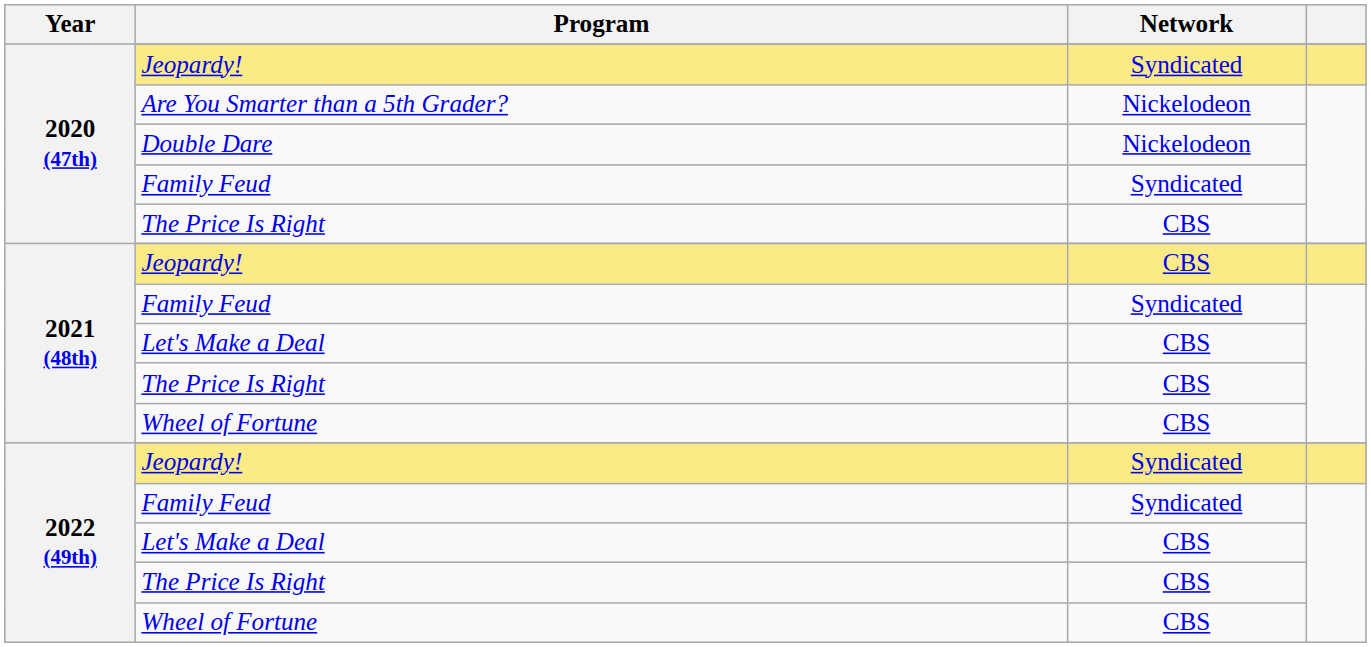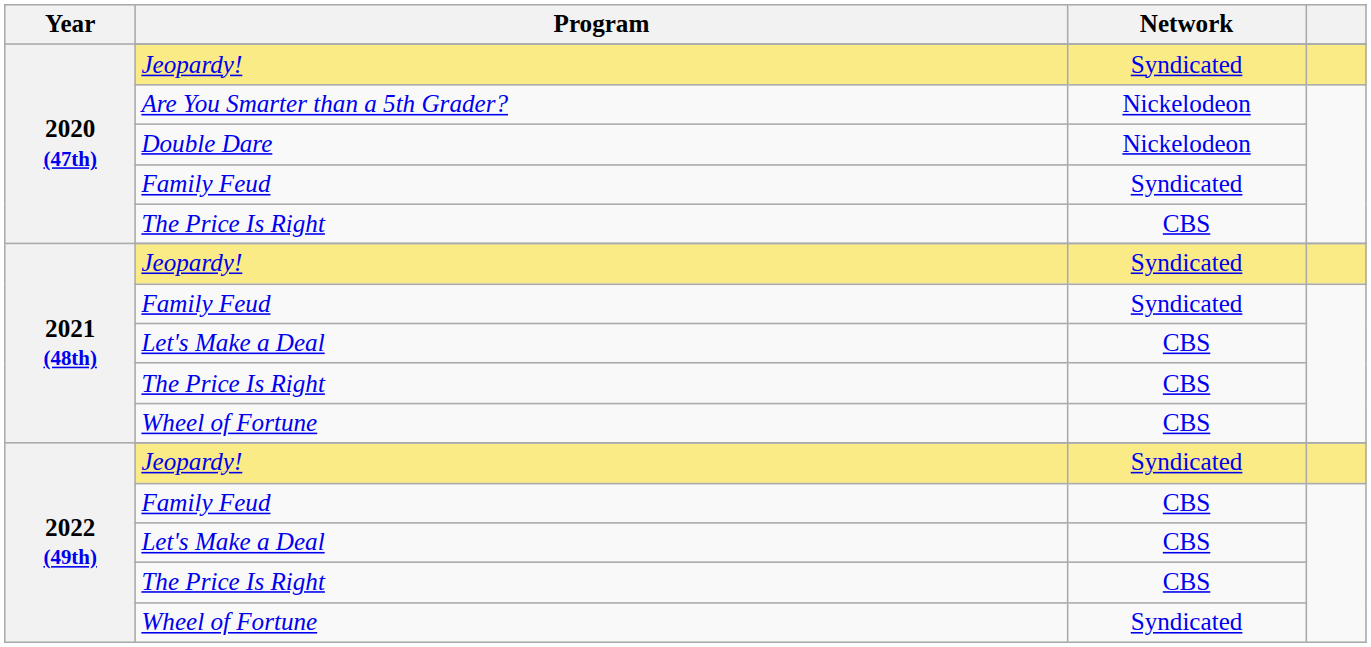(1187, 263) CBS -> (1187, 263) Syndicated
(1187, 502) Syndicated -> (1187, 502) CBS
(1187, 622) CBS -> (1187, 622) Syndicated
